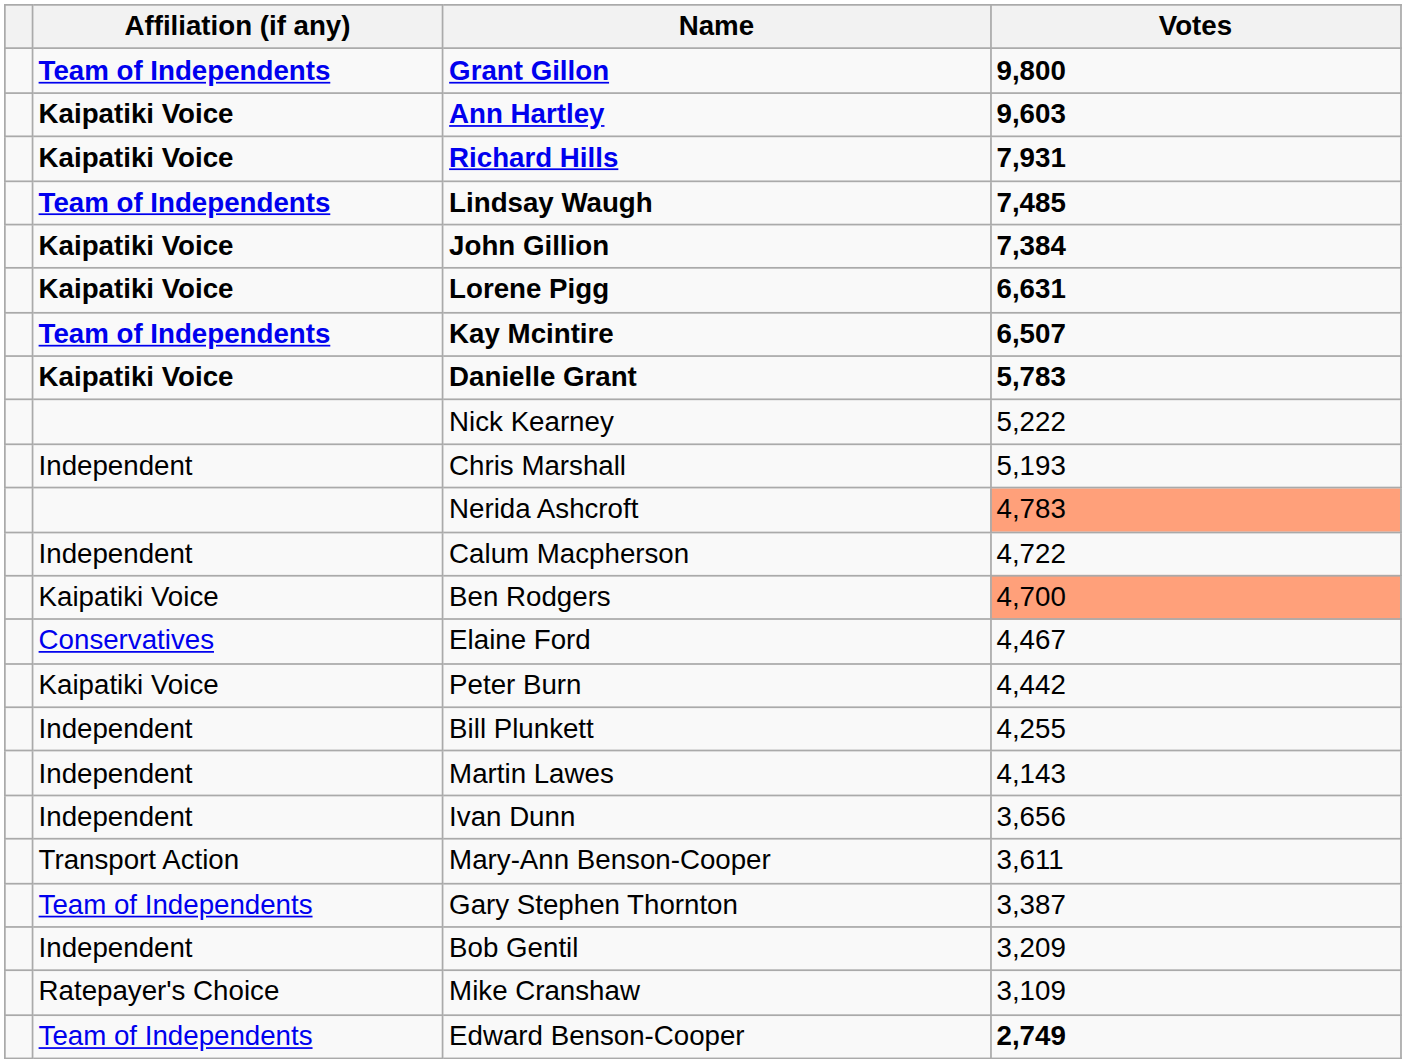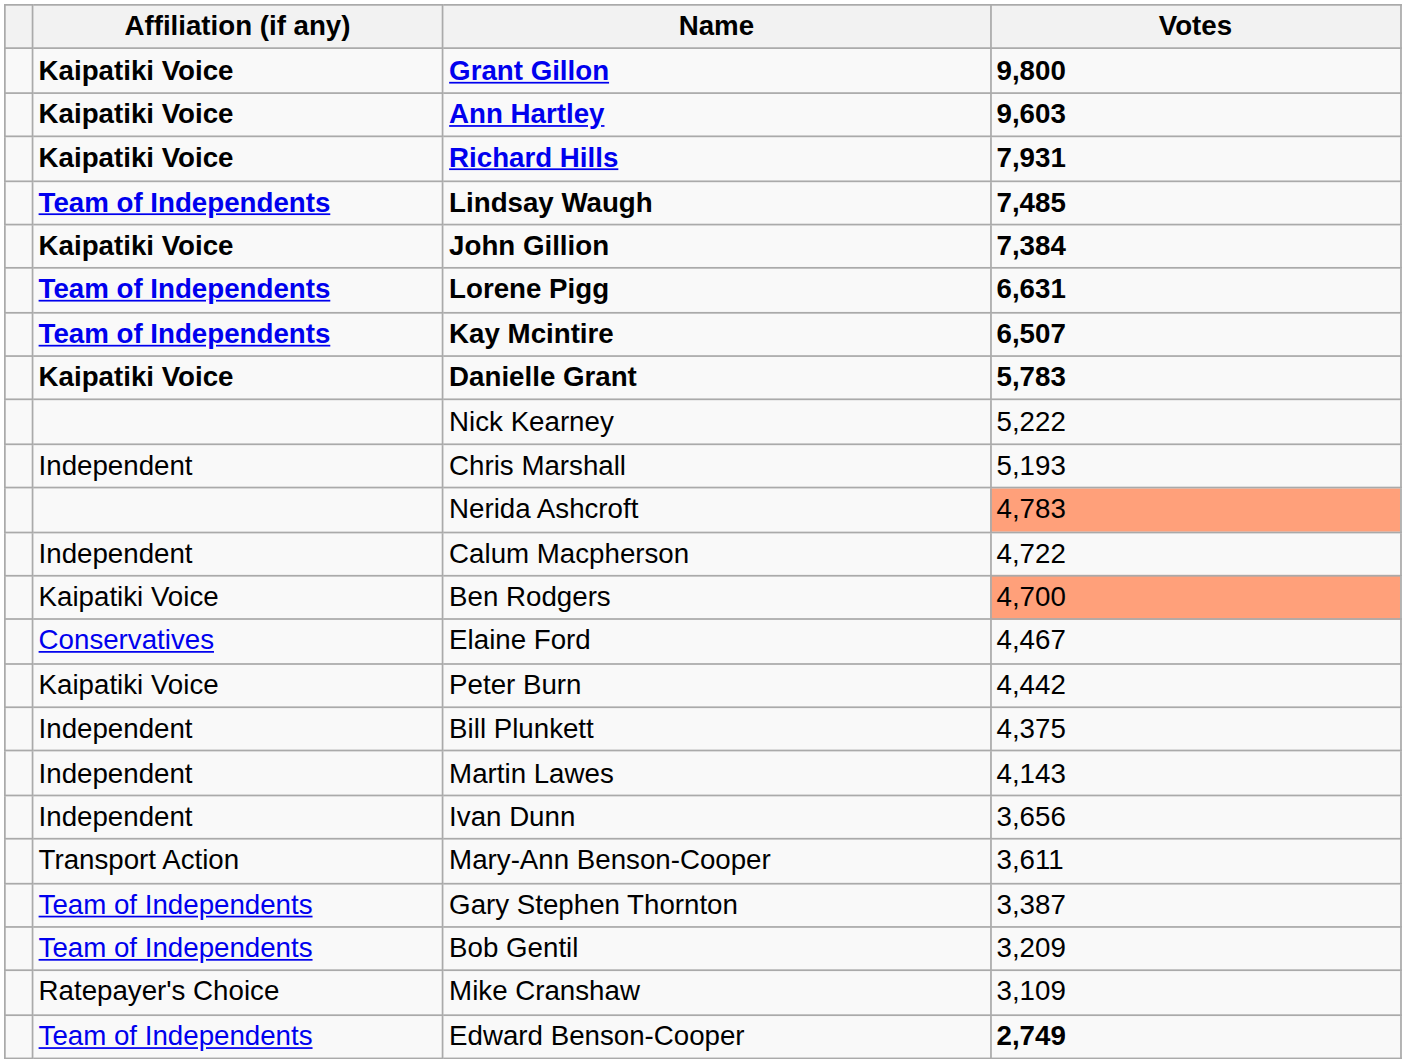(184, 70) Team of Independents -> (136, 70) Kaipatiki Voice
(136, 289) Kaipatiki Voice -> (184, 289) Team of Independents
(1031, 728) 4,255 -> (1031, 728) 4,375
(116, 948) Independent -> (176, 948) Team of Independents
